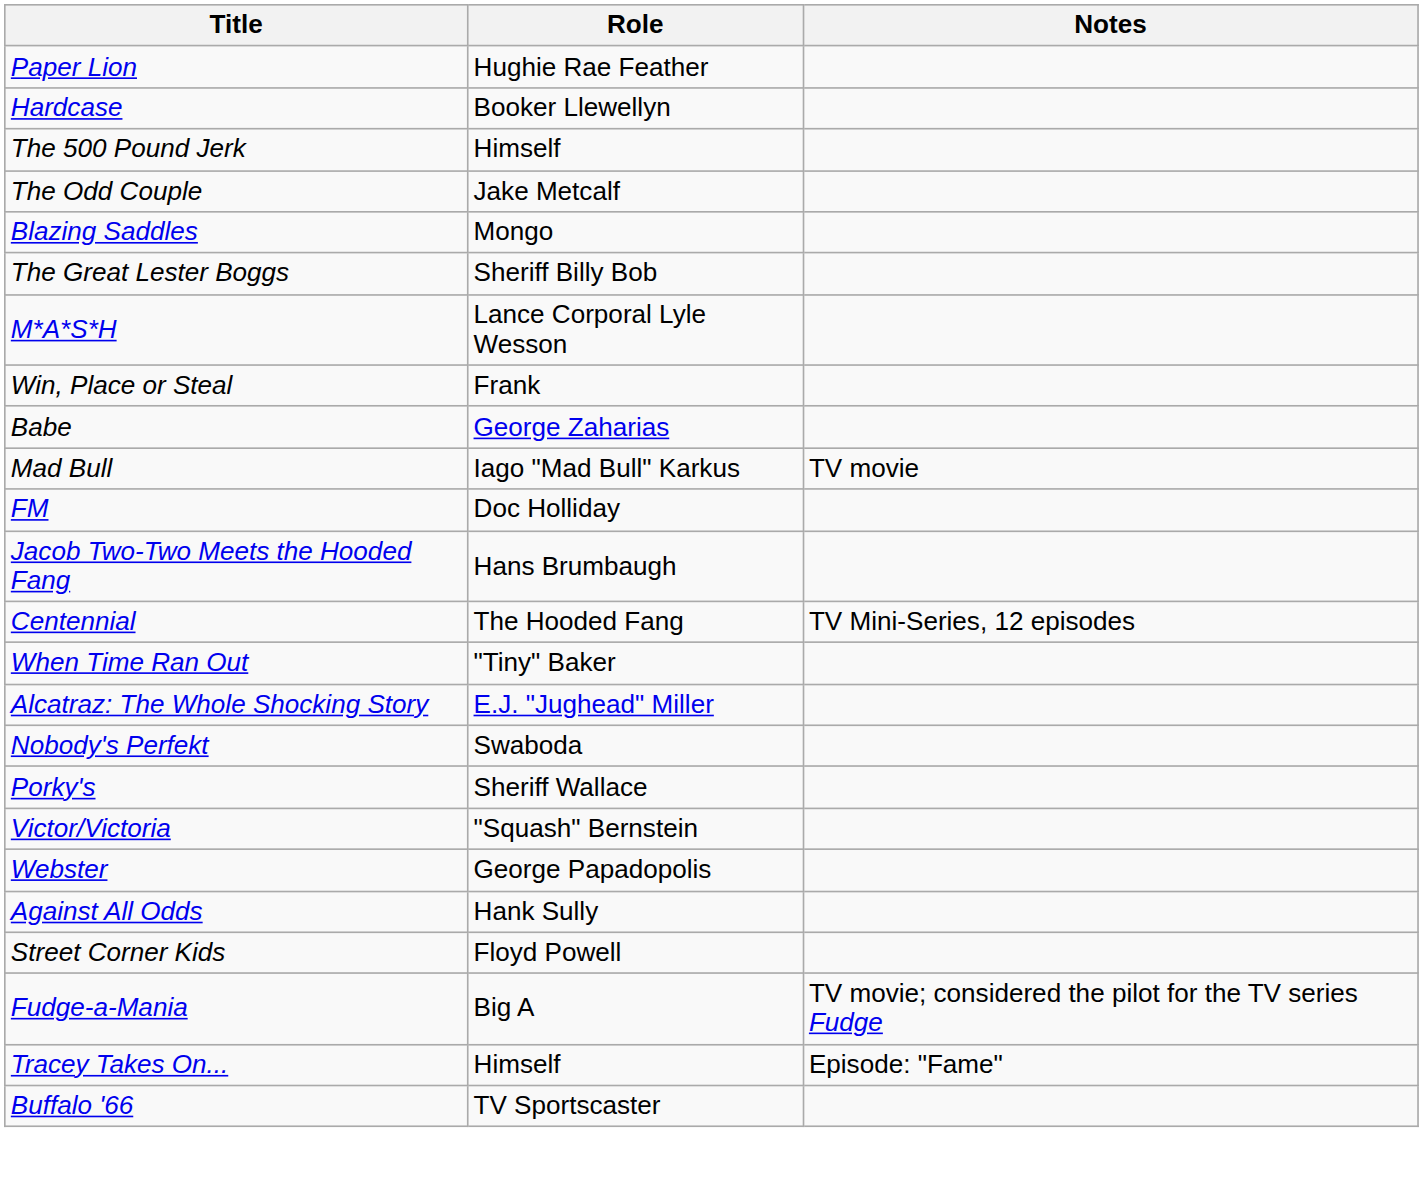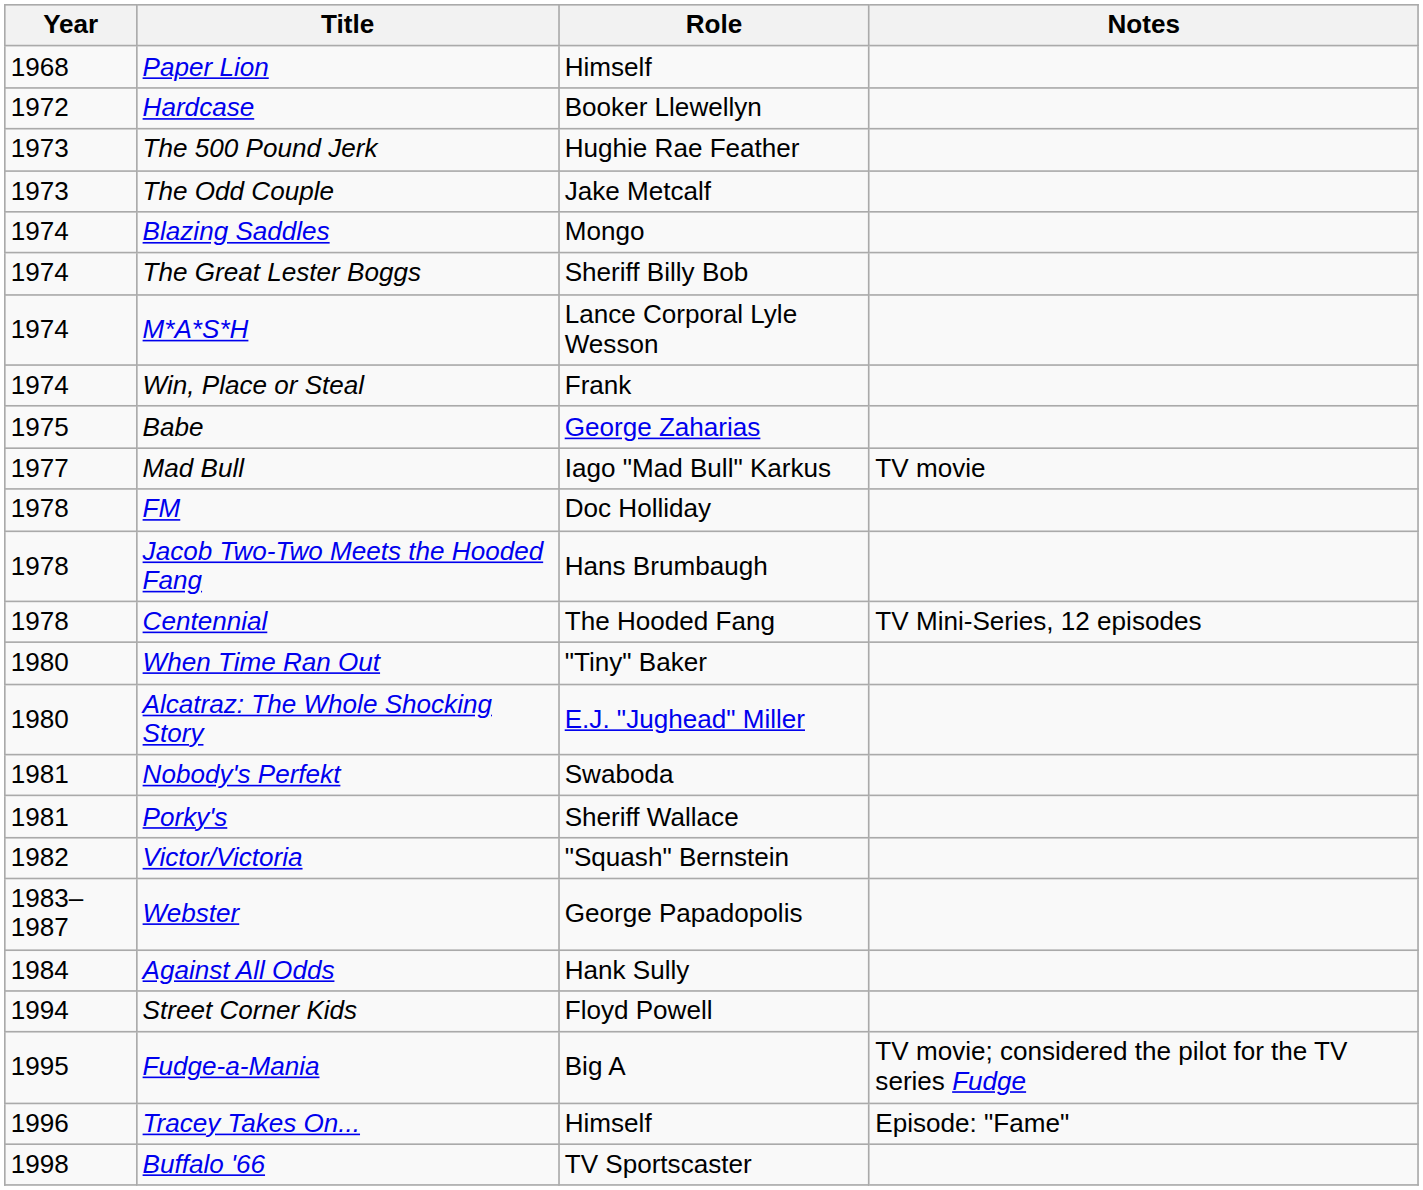+ column: (71, 25)
(591, 66) Hughie Rae Feather -> (608, 66) Himself
(517, 149) Himself -> (682, 149) Hughie Rae Feather
